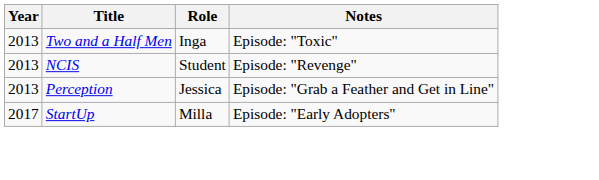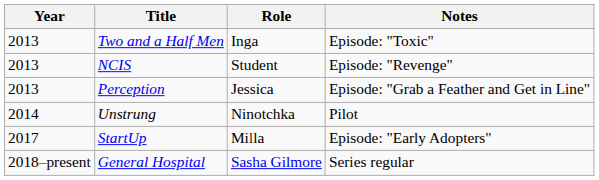+ row: (127, 114)
+ row: (151, 162)
